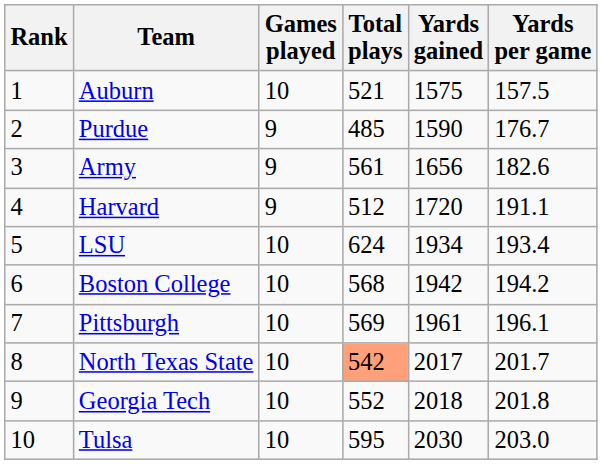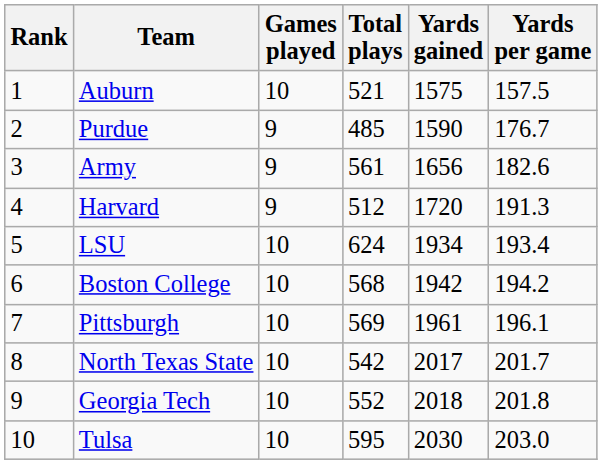(522, 206) 191.1 -> (522, 206) 191.3
(366, 362) lightsalmon background -> (366, 362) no background
